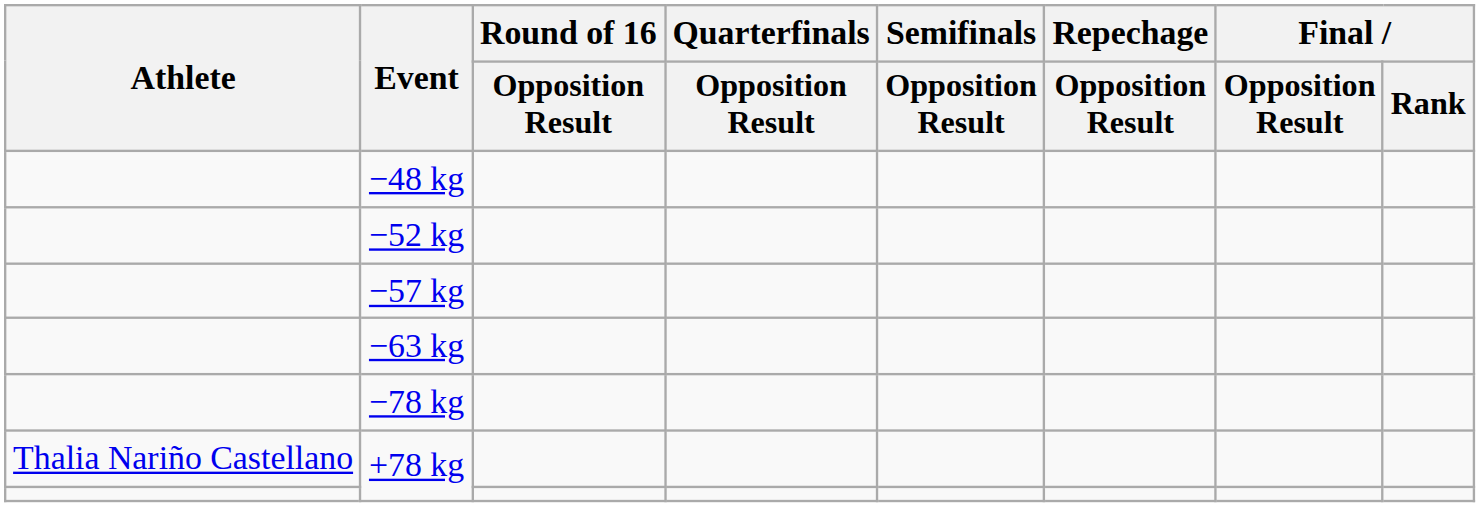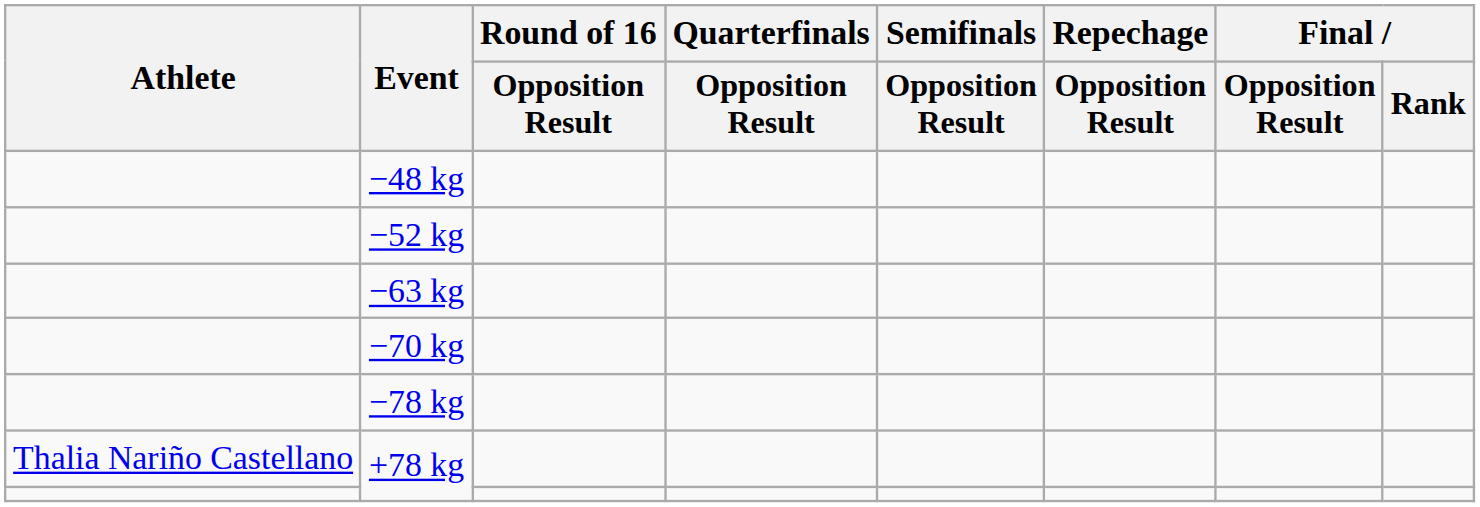- row: (183, 291)
+ row: (183, 347)
